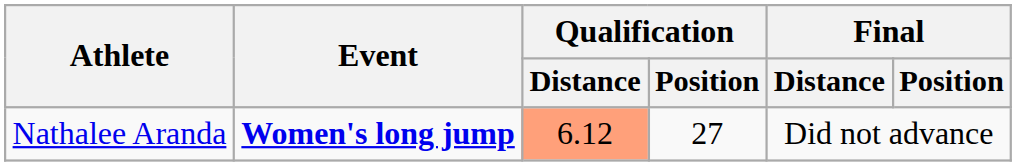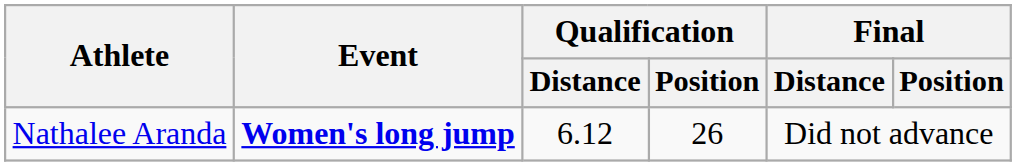(585, 133) lightsalmon background -> (585, 133) no background
(707, 133) 27 -> (707, 133) 26
